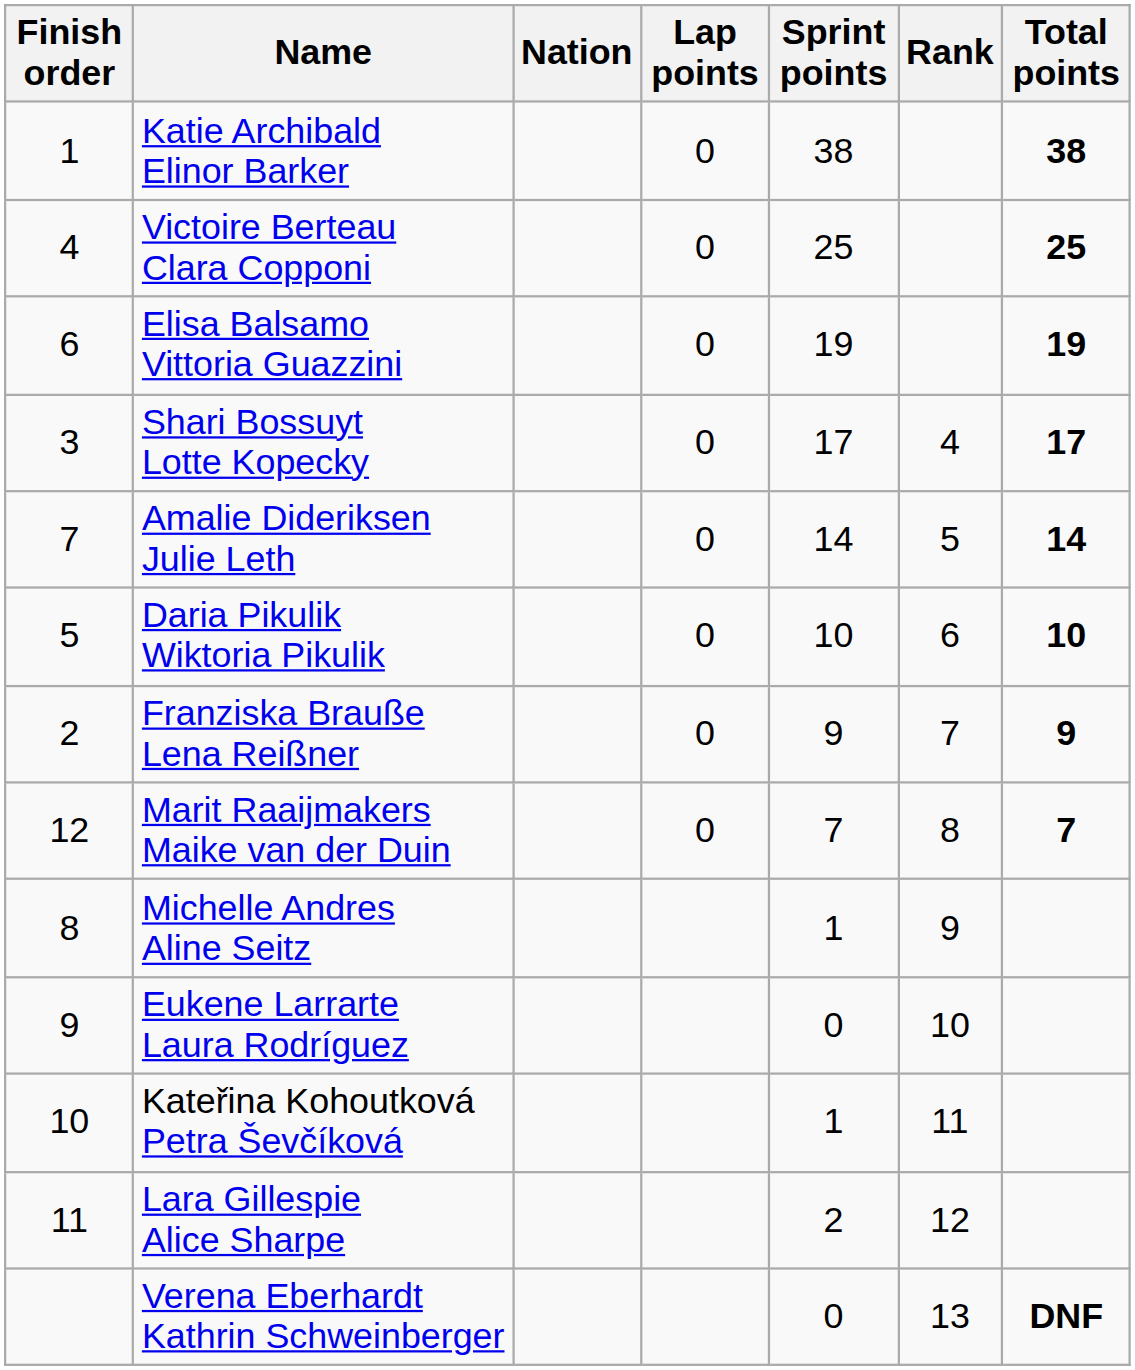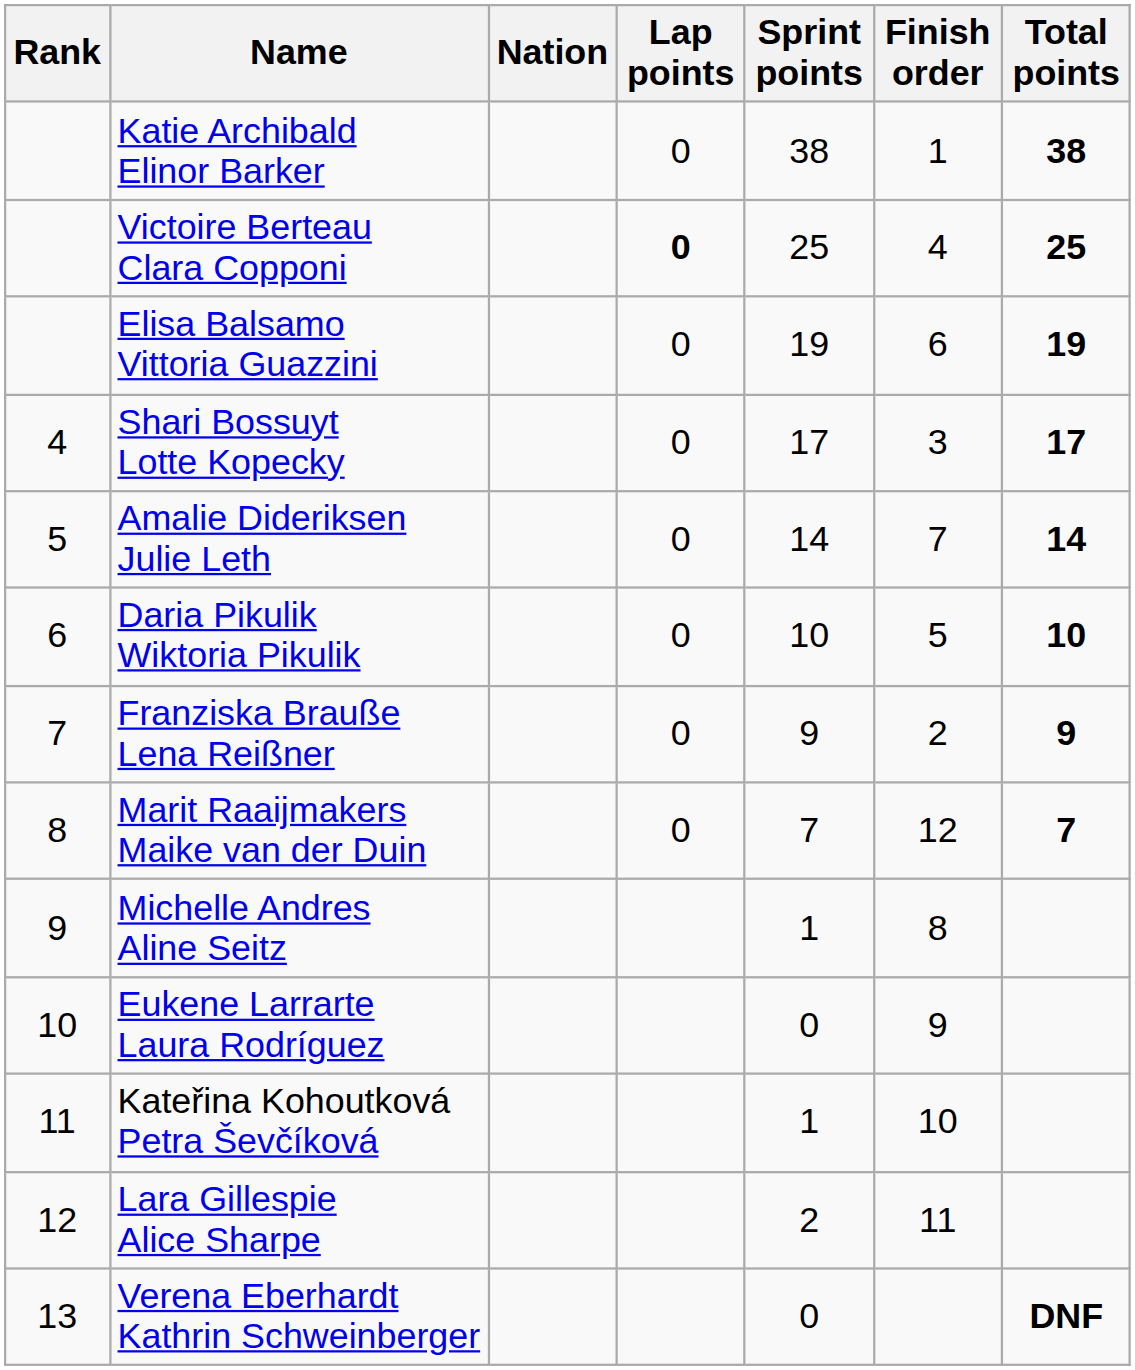columns swapped: (950, 53) <-> (69, 53)
(705, 247) normal -> (681, 247) bold
